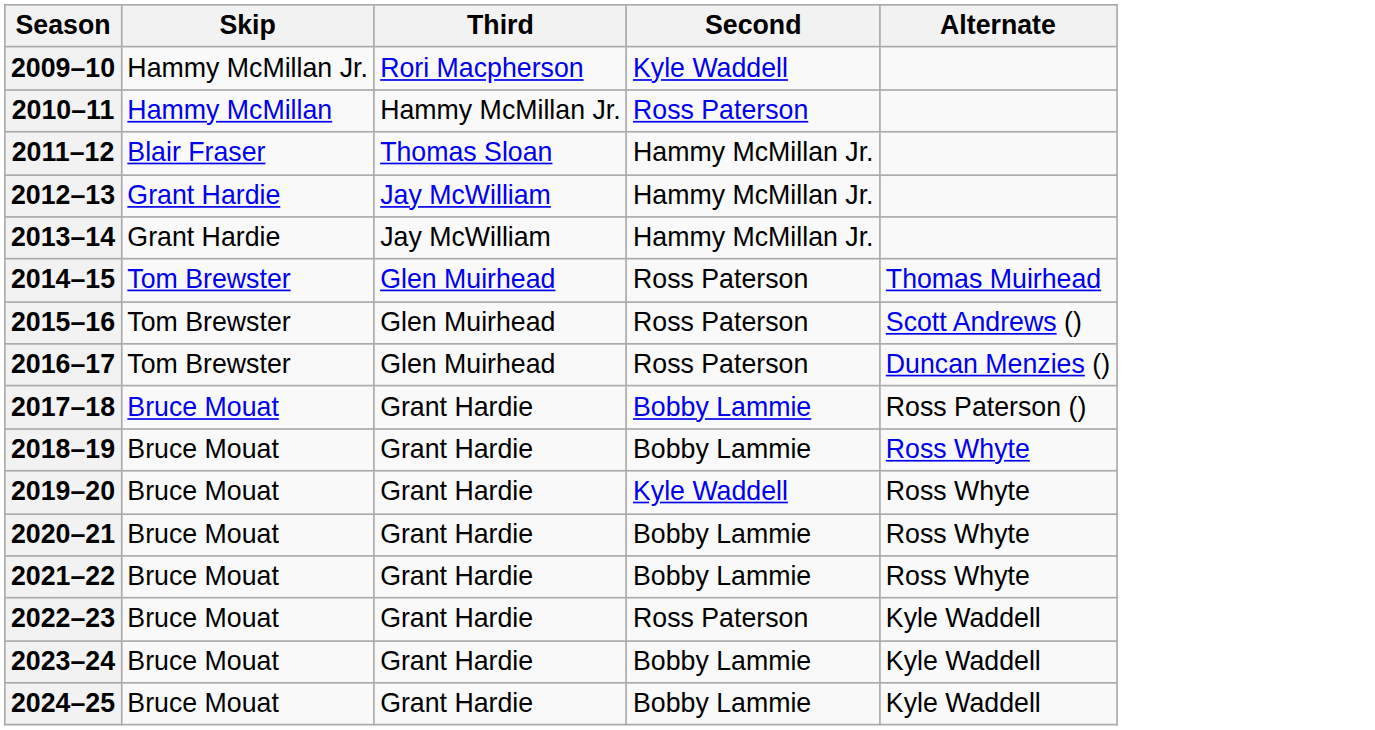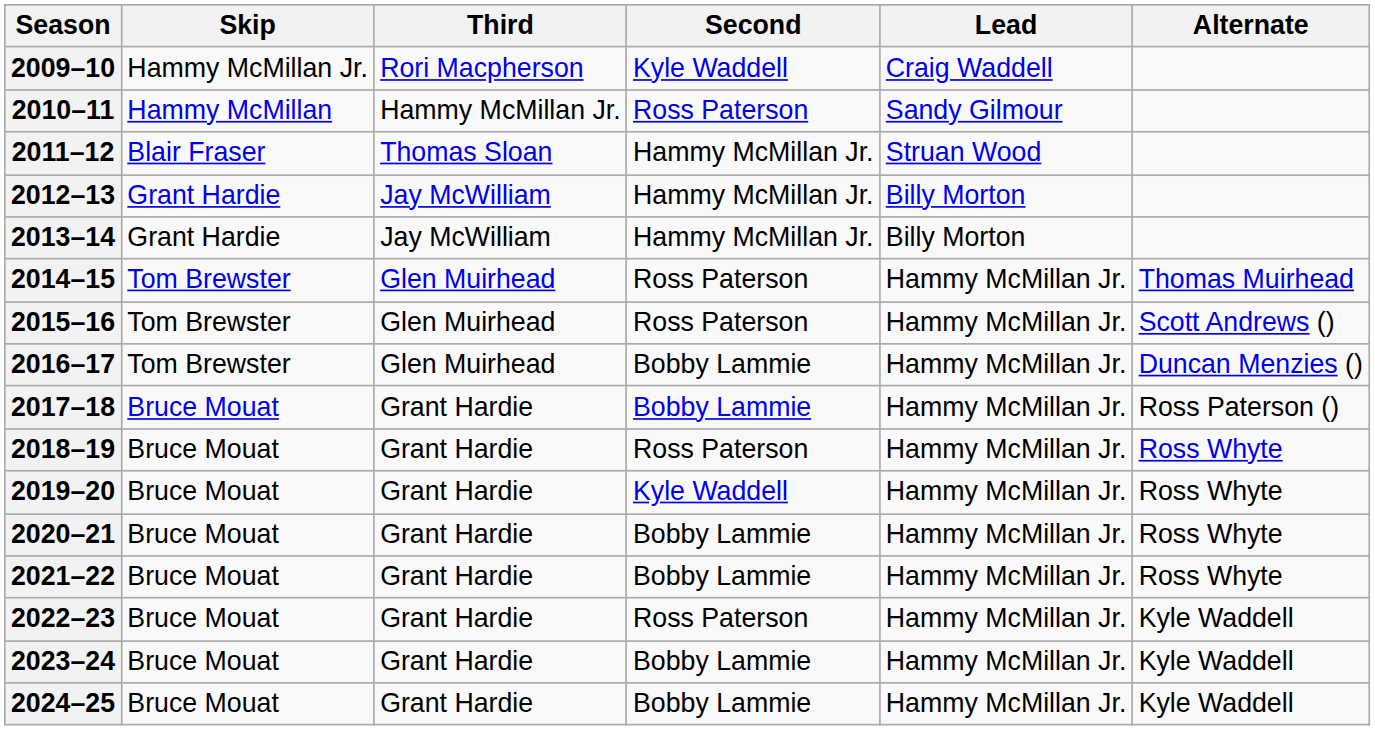+ column: (1006, 25)
(721, 364) Ross Paterson -> (722, 364) Bobby Lammie
(722, 449) Bobby Lammie -> (721, 449) Ross Paterson
